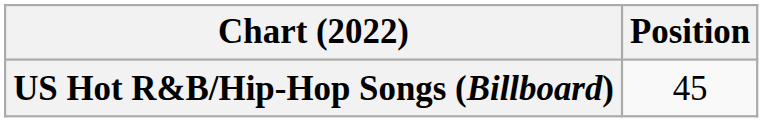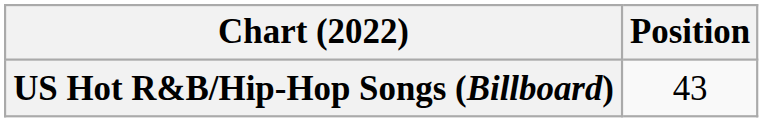(690, 87) 45 -> (690, 87) 43
